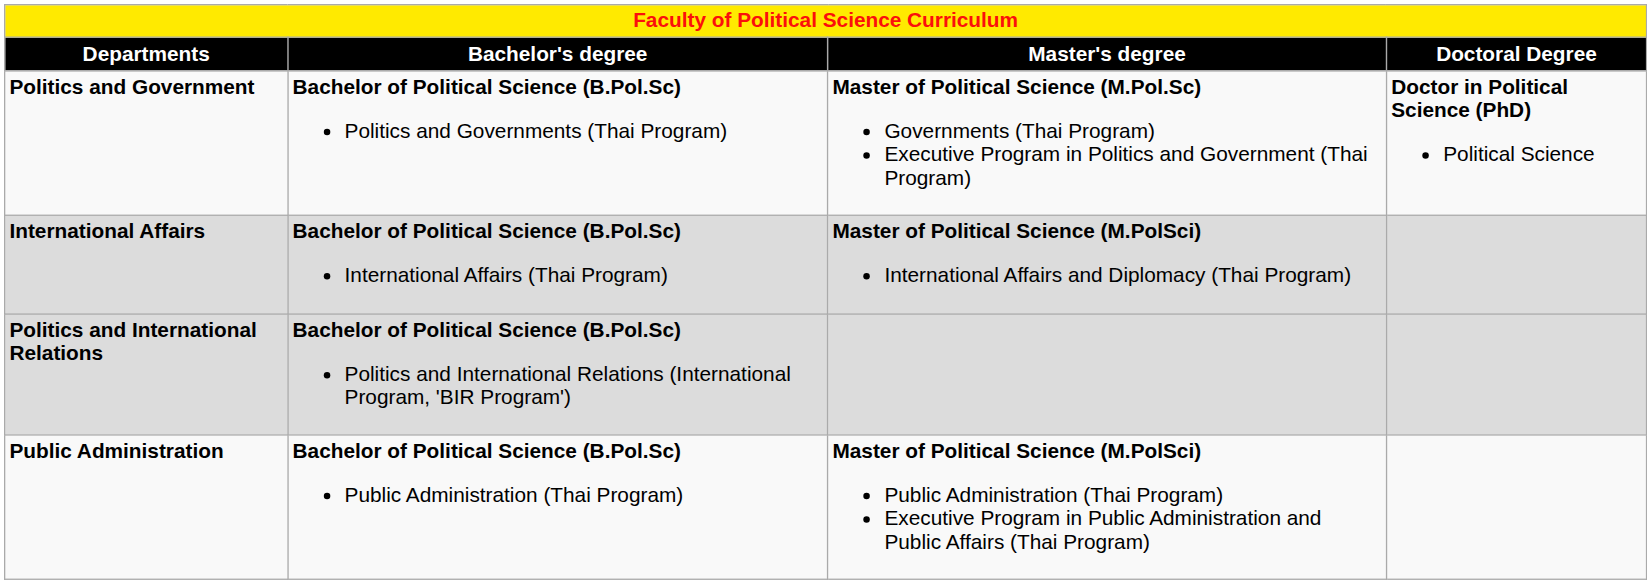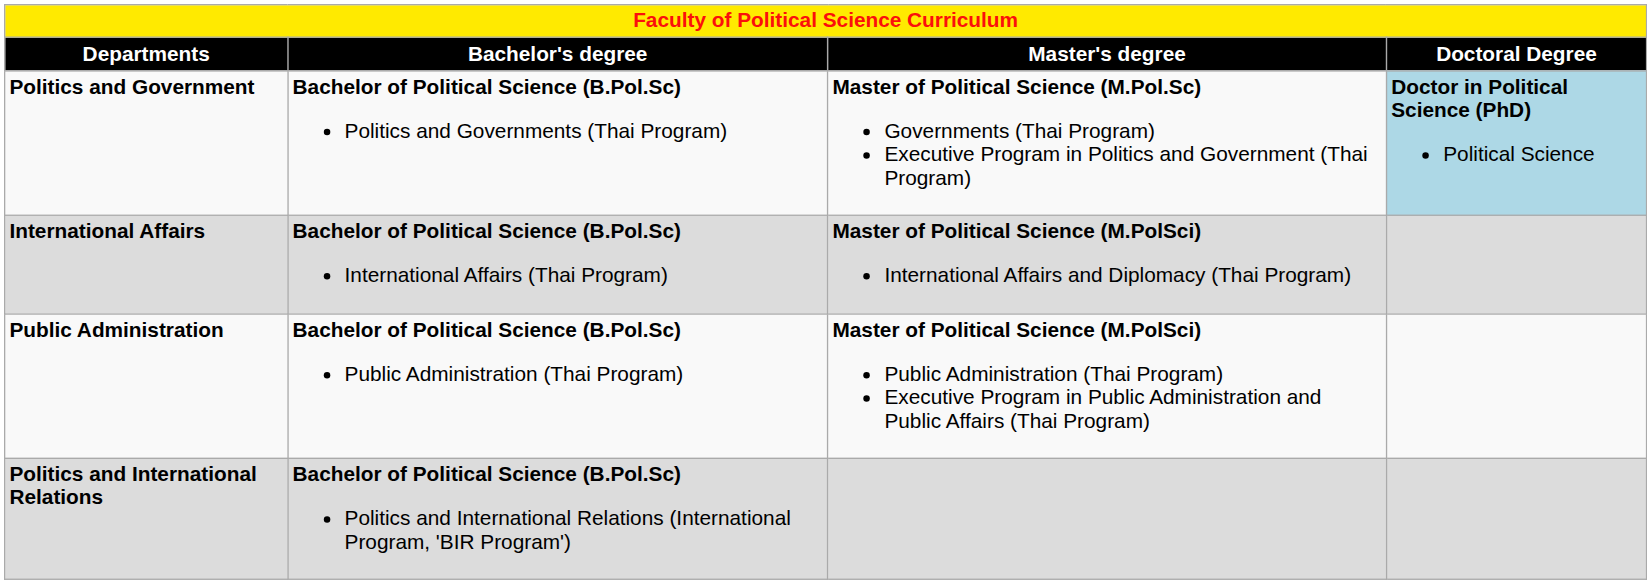(1516, 121) no background -> (1516, 121) lightblue background
rows swapped: (117, 451) <-> (133, 341)
